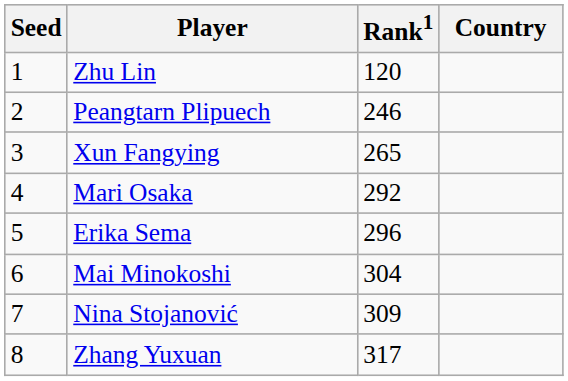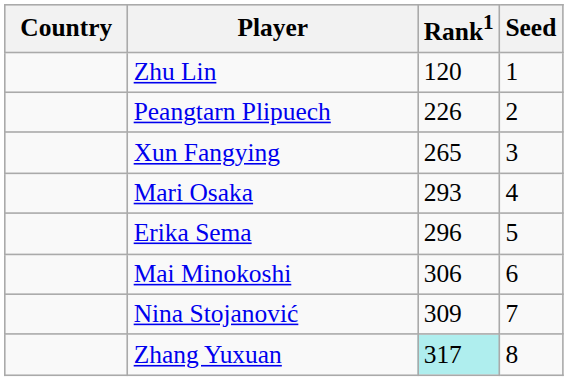columns swapped: (501, 28) <-> (36, 28)
(382, 112) 246 -> (443, 112) 226
(382, 192) 292 -> (443, 192) 293
(382, 273) 304 -> (443, 273) 306
(382, 354) no background -> (443, 354) paleturquoise background
